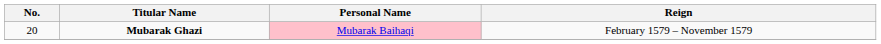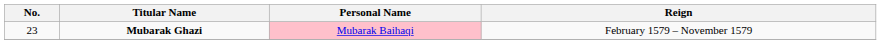(32, 30) 20 -> (32, 30) 23
